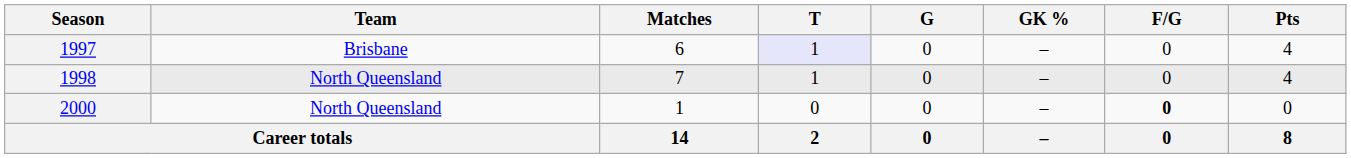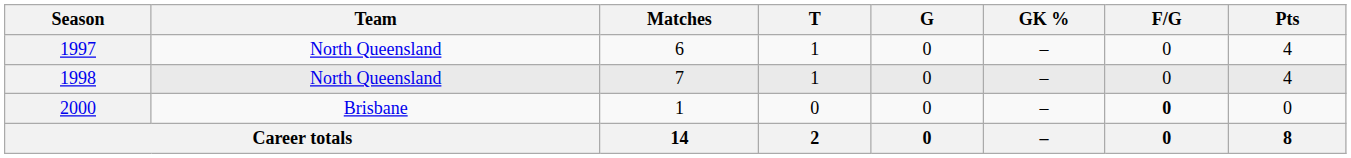(376, 49) Brisbane -> (376, 49) North Queensland
(815, 49) lavender background -> (815, 49) no background
(376, 108) North Queensland -> (376, 108) Brisbane
